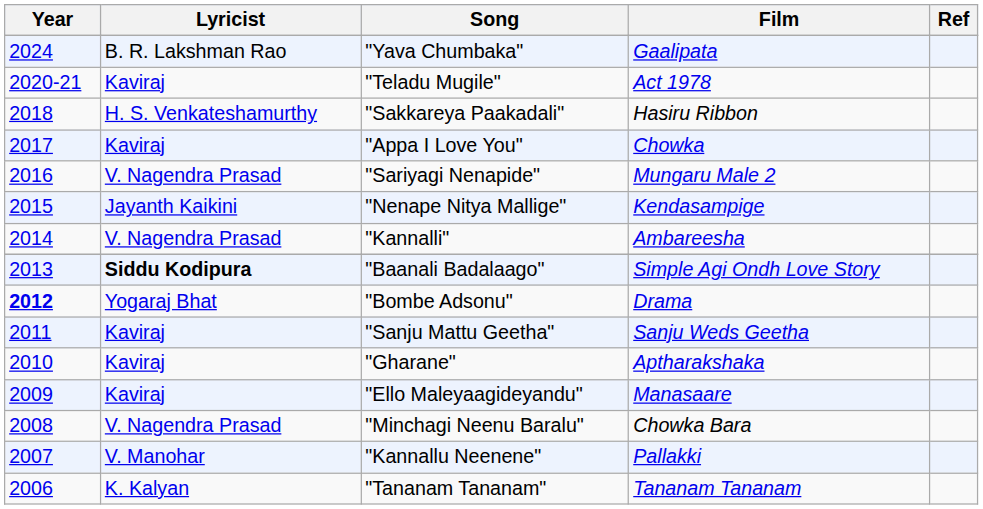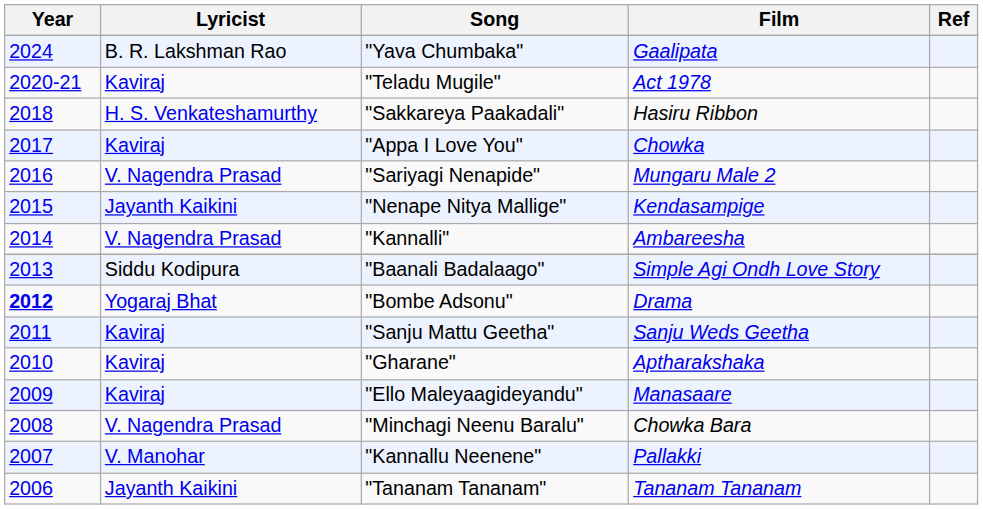(178, 269) bold -> (172, 269) normal
(147, 488) K. Kalyan -> (171, 488) Jayanth Kaikini
